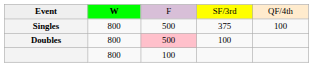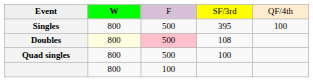(225, 26) 375 -> (225, 26) 395
(114, 41) no background -> (114, 41) lightyellow background
(225, 41) 100 -> (225, 41) 108
+ row: (46, 55)
